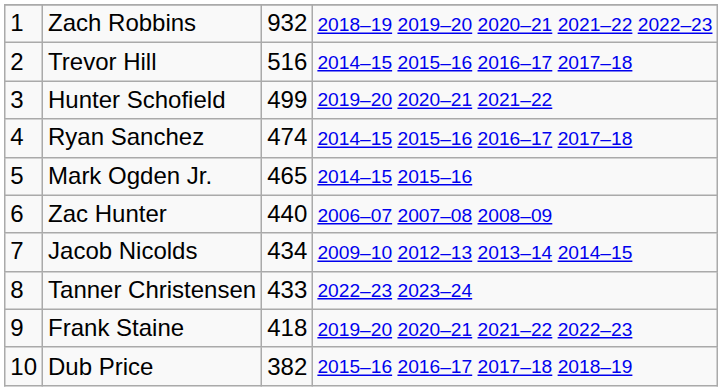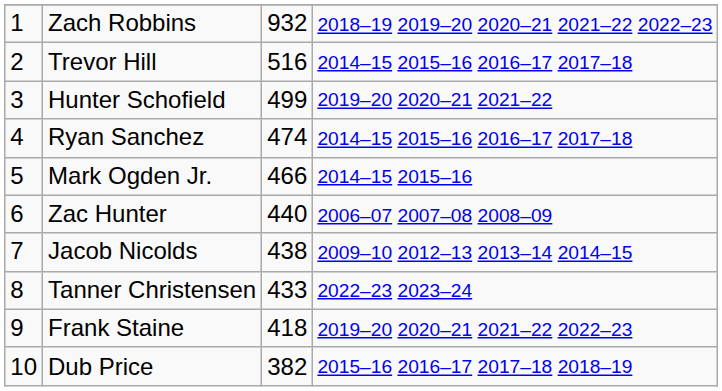(287, 175) 465 -> (287, 175) 466
(287, 251) 434 -> (287, 251) 438
